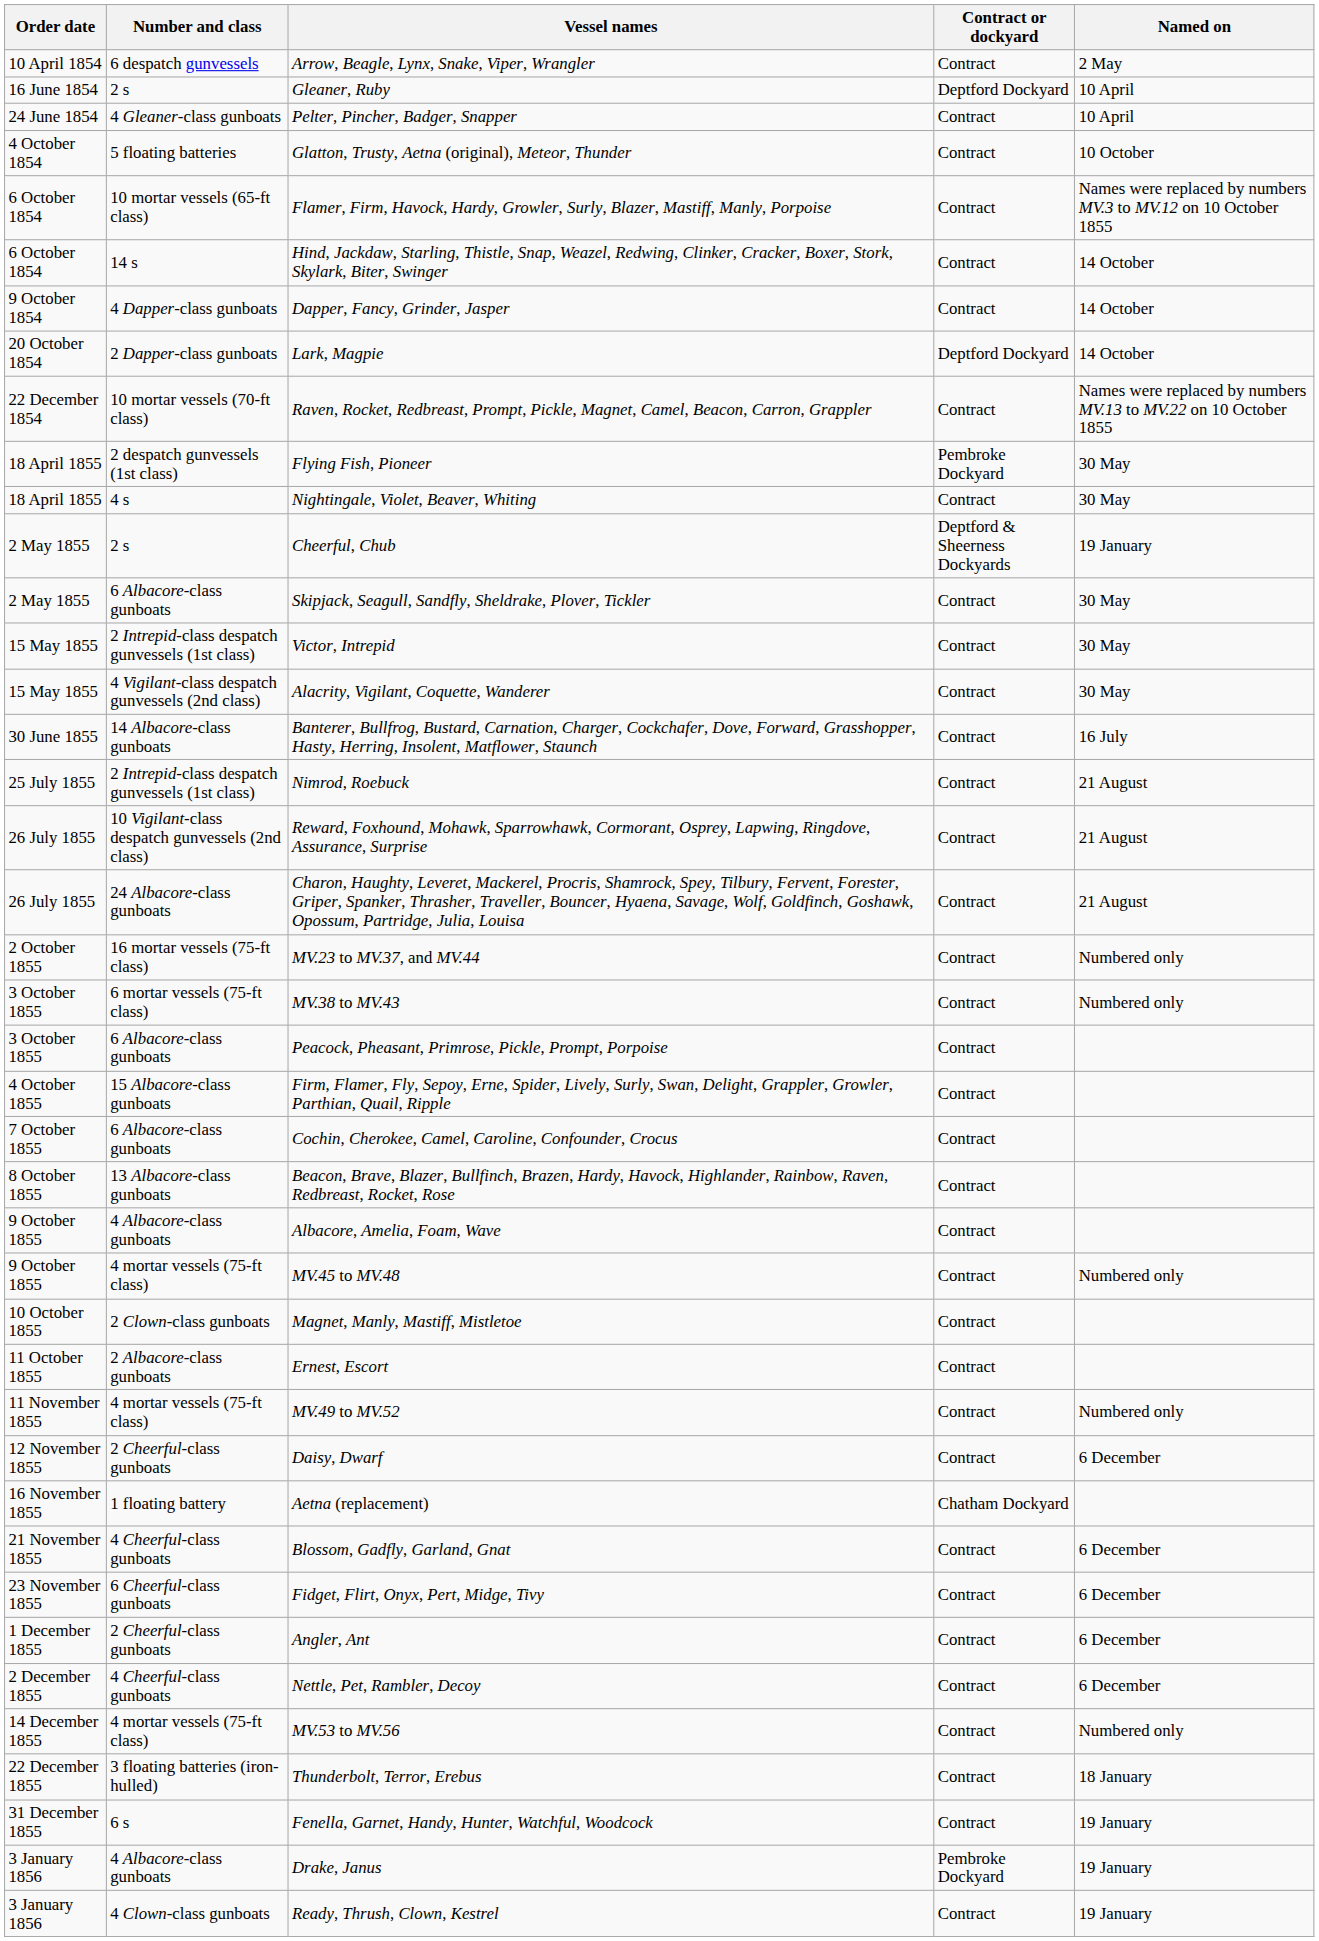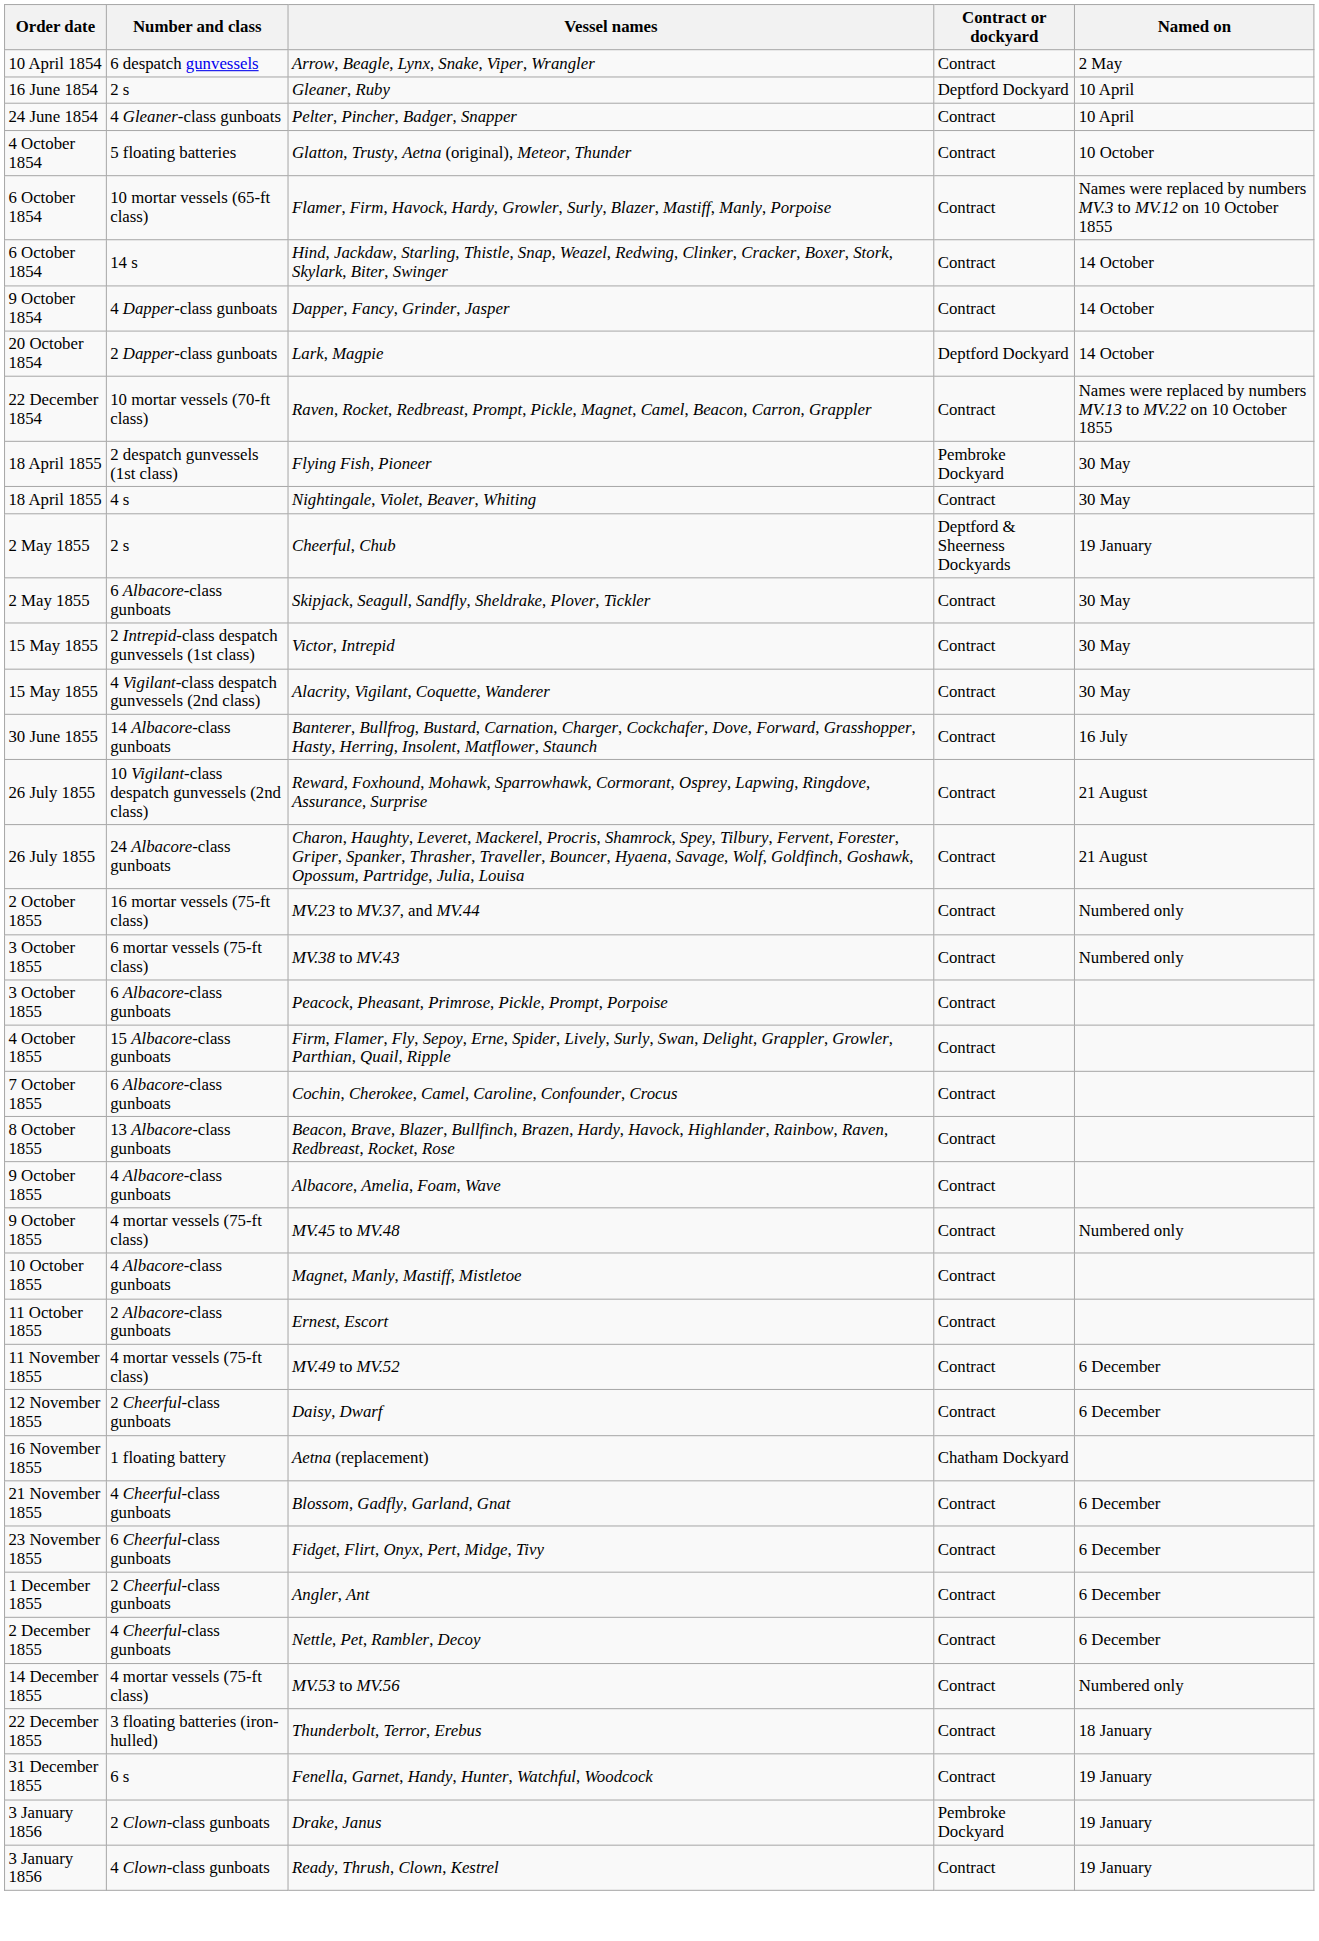- row: (350, 782)
(190, 1321) 2 Clown-class gunboats -> (166, 1275) 4 Albacore-class gunboats
(1131, 1412) Numbered only -> (1120, 1366) 6 December
(166, 1867) 4 Albacore-class gunboats -> (190, 1822) 2 Clown-class gunboats
